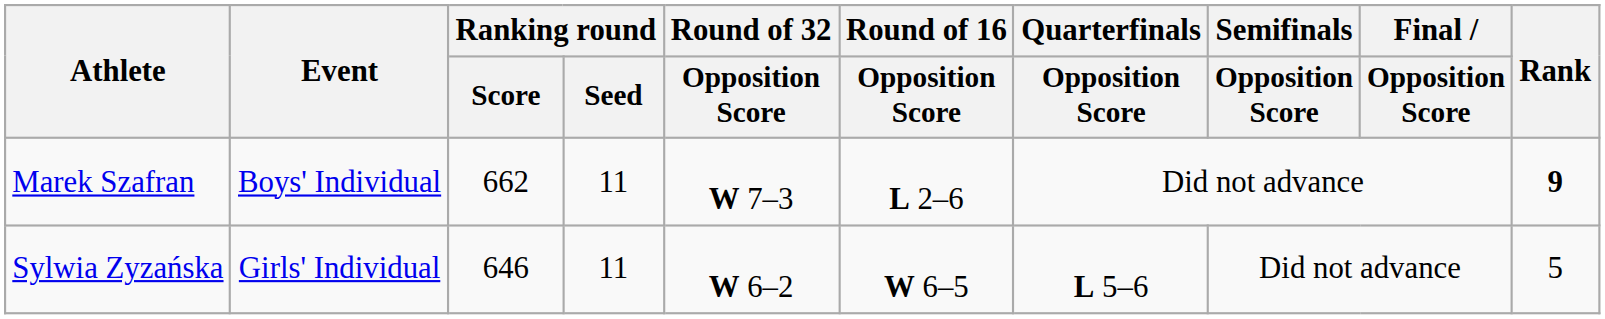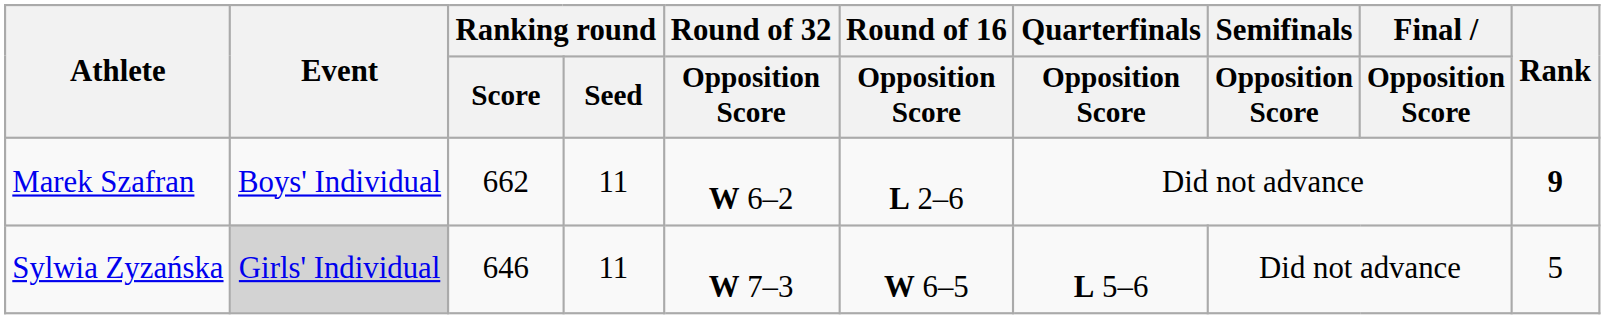(751, 199) W 7–3 -> (751, 199) W 6–2
(340, 268) no background -> (340, 268) lightgrey background
(751, 287) W 6–2 -> (751, 287) W 7–3
